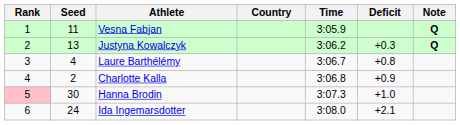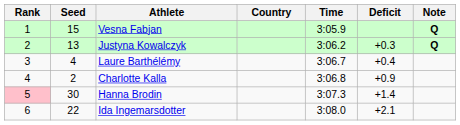(73, 29) 11 -> (73, 29) 15
(385, 62) +0.8 -> (385, 62) +0.4
(385, 95) +1.0 -> (385, 95) +1.4
(73, 111) 24 -> (73, 111) 22
